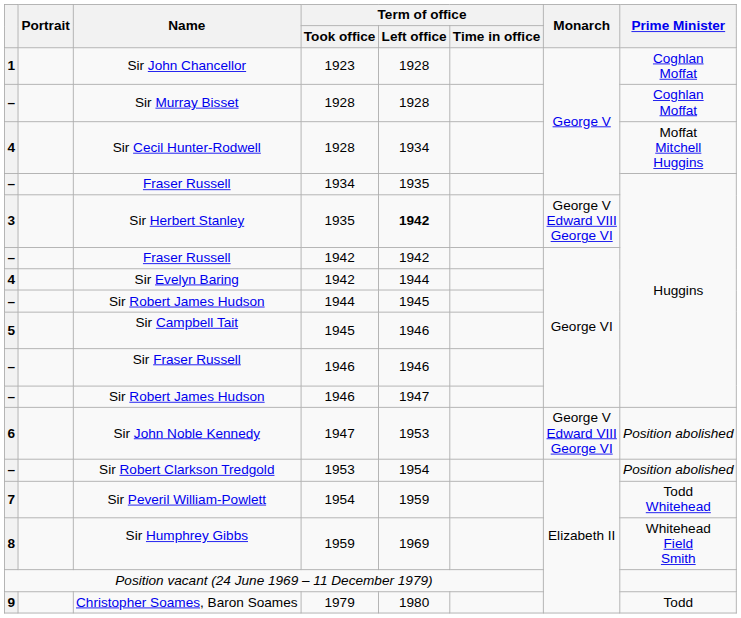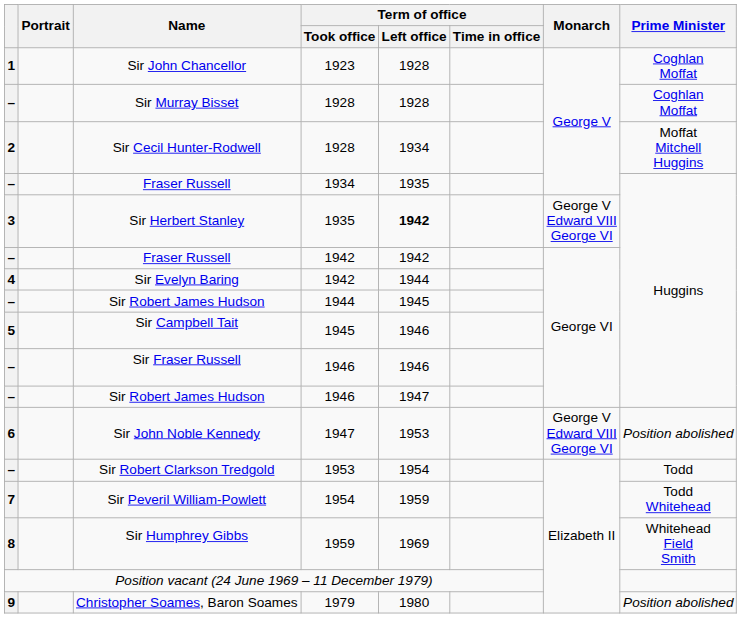(11, 147) 4 -> (11, 147) 2
(678, 470) Position abolished -> (678, 470) Todd
(678, 602) Todd -> (678, 602) Position abolished
